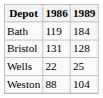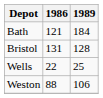(54, 31) 119 -> (54, 31) 121
(81, 84) 104 -> (81, 84) 106
